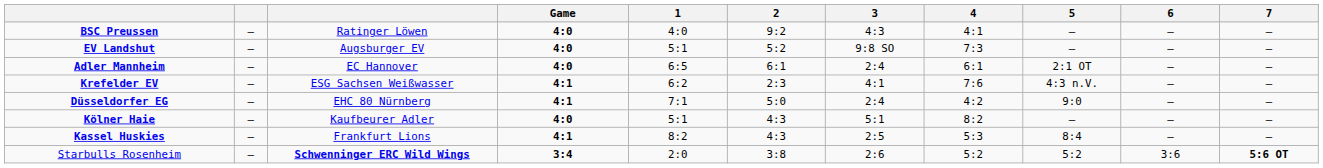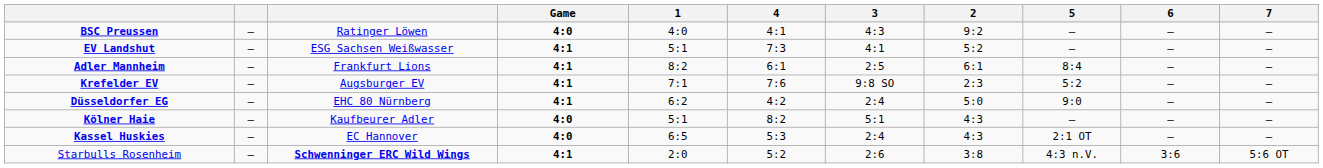columns swapped: (776, 13) <-> (973, 13)
(382, 48) Augsburger EV -> (382, 48) ESG Sachsen Weißwasser
(563, 48) 4:0 -> (563, 48) 4:1
(875, 48) 9:8 SO -> (875, 48) 4:1
(382, 66) EC Hannover -> (382, 66) Frankfurt Lions
(563, 66) 4:0 -> (563, 66) 4:1
(678, 66) 6:5 -> (678, 66) 8:2
(875, 66) 2:4 -> (875, 66) 2:5
(1072, 66) 2:1 OT -> (1072, 66) 8:4
(382, 84) ESG Sachsen Weißwasser -> (382, 84) Augsburger EV
(678, 84) 6:2 -> (678, 84) 7:1
(875, 84) 4:1 -> (875, 84) 9:8 SO
(1072, 84) 4:3 n.V. -> (1072, 84) 5:2
(678, 101) 7:1 -> (678, 101) 6:2
(382, 136) Frankfurt Lions -> (382, 136) EC Hannover
(563, 136) 4:1 -> (563, 136) 4:0
(678, 136) 8:2 -> (678, 136) 6:5
(875, 136) 2:5 -> (875, 136) 2:4
(1072, 136) 8:4 -> (1072, 136) 2:1 OT
(563, 154) 3:4 -> (563, 154) 4:1
(1072, 154) 5:2 -> (1072, 154) 4:3 n.V.
(1269, 154) bold -> (1269, 154) normal
